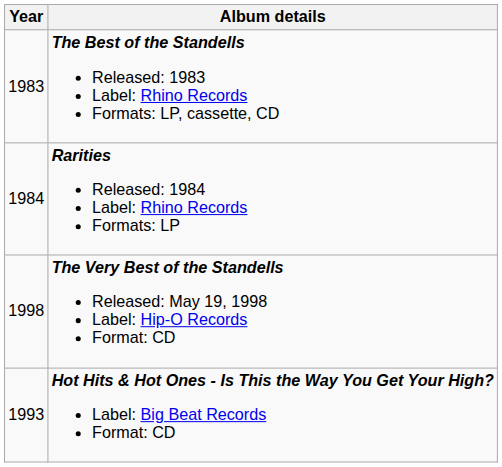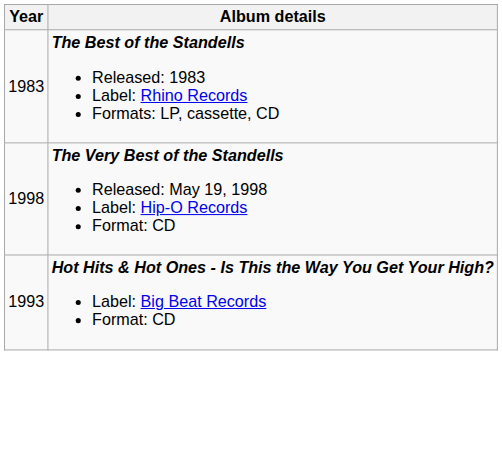- row: (273, 191)
